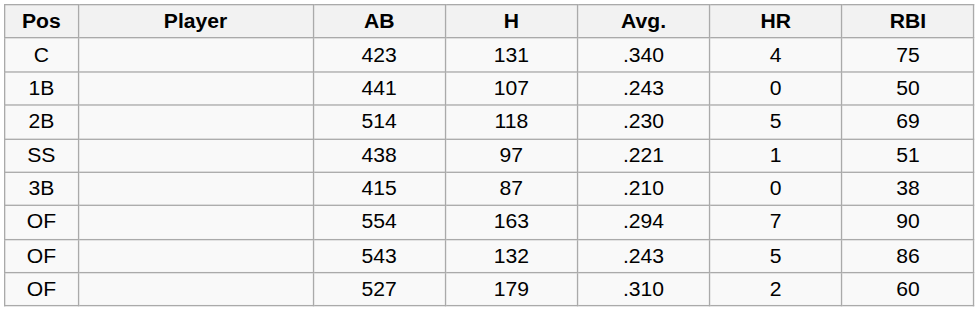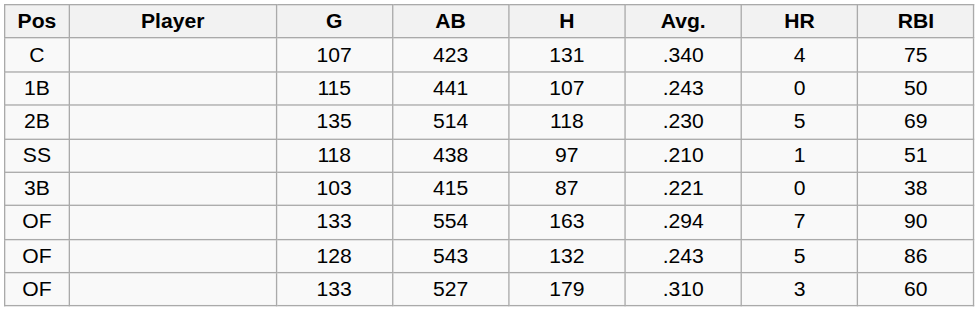+ column: (334, 21)
(644, 155) .221 -> (683, 155) .210
(644, 188) .210 -> (683, 188) .221
(776, 289) 2 -> (800, 289) 3
